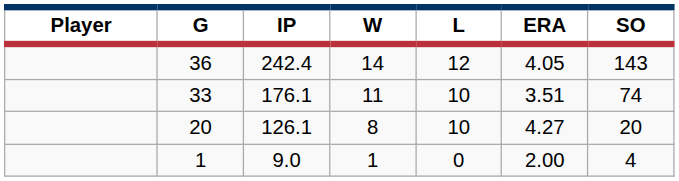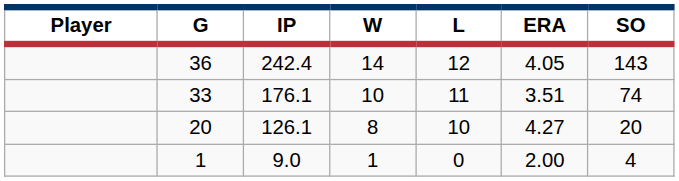(373, 95) 11 -> (373, 95) 10
(459, 95) 10 -> (459, 95) 11
